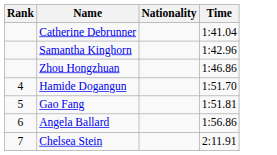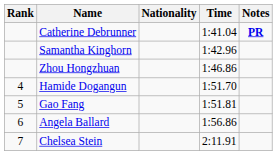+ column: (256, 13)
